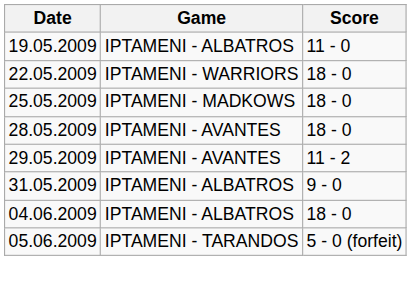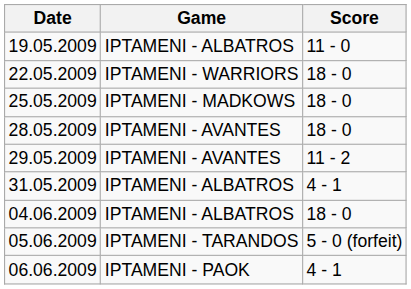(324, 185) 9 - 0 -> (324, 185) 4 - 1
+ row: (53, 269)
